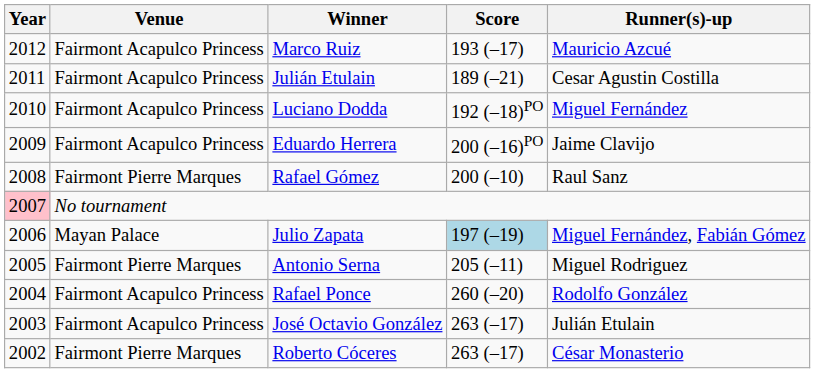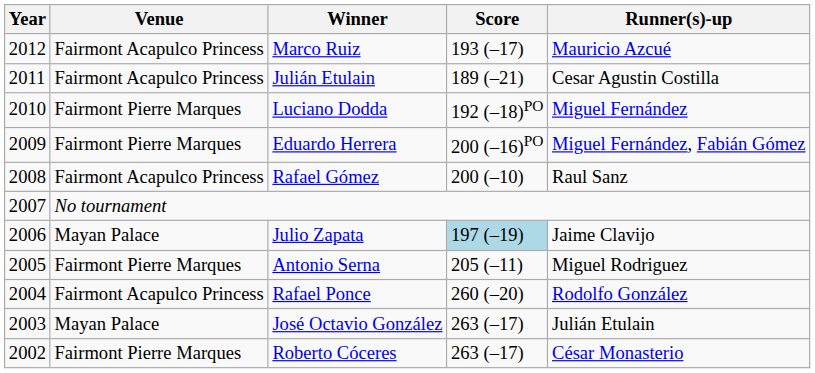(159, 110) Fairmont Acapulco Princess -> (148, 110) Fairmont Pierre Marques
(159, 144) Fairmont Acapulco Princess -> (148, 144) Fairmont Pierre Marques
(603, 144) Jaime Clavijo -> (679, 144) Miguel Fernández, Fabián Gómez
(148, 176) Fairmont Pierre Marques -> (159, 176) Fairmont Acapulco Princess
(27, 205) pink background -> (27, 205) no background
(679, 235) Miguel Fernández, Fabián Gómez -> (603, 235) Jaime Clavijo
(159, 323) Fairmont Acapulco Princess -> (107, 323) Mayan Palace
